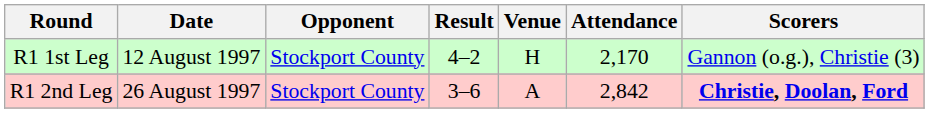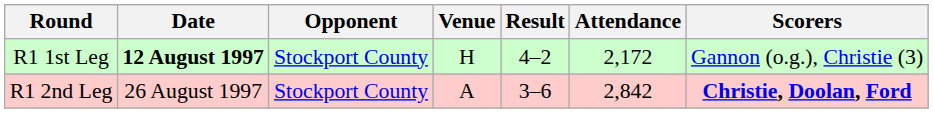columns swapped: (532, 21) <-> (464, 21)
(191, 56) normal -> (193, 56) bold
(624, 56) 2,170 -> (628, 56) 2,172
